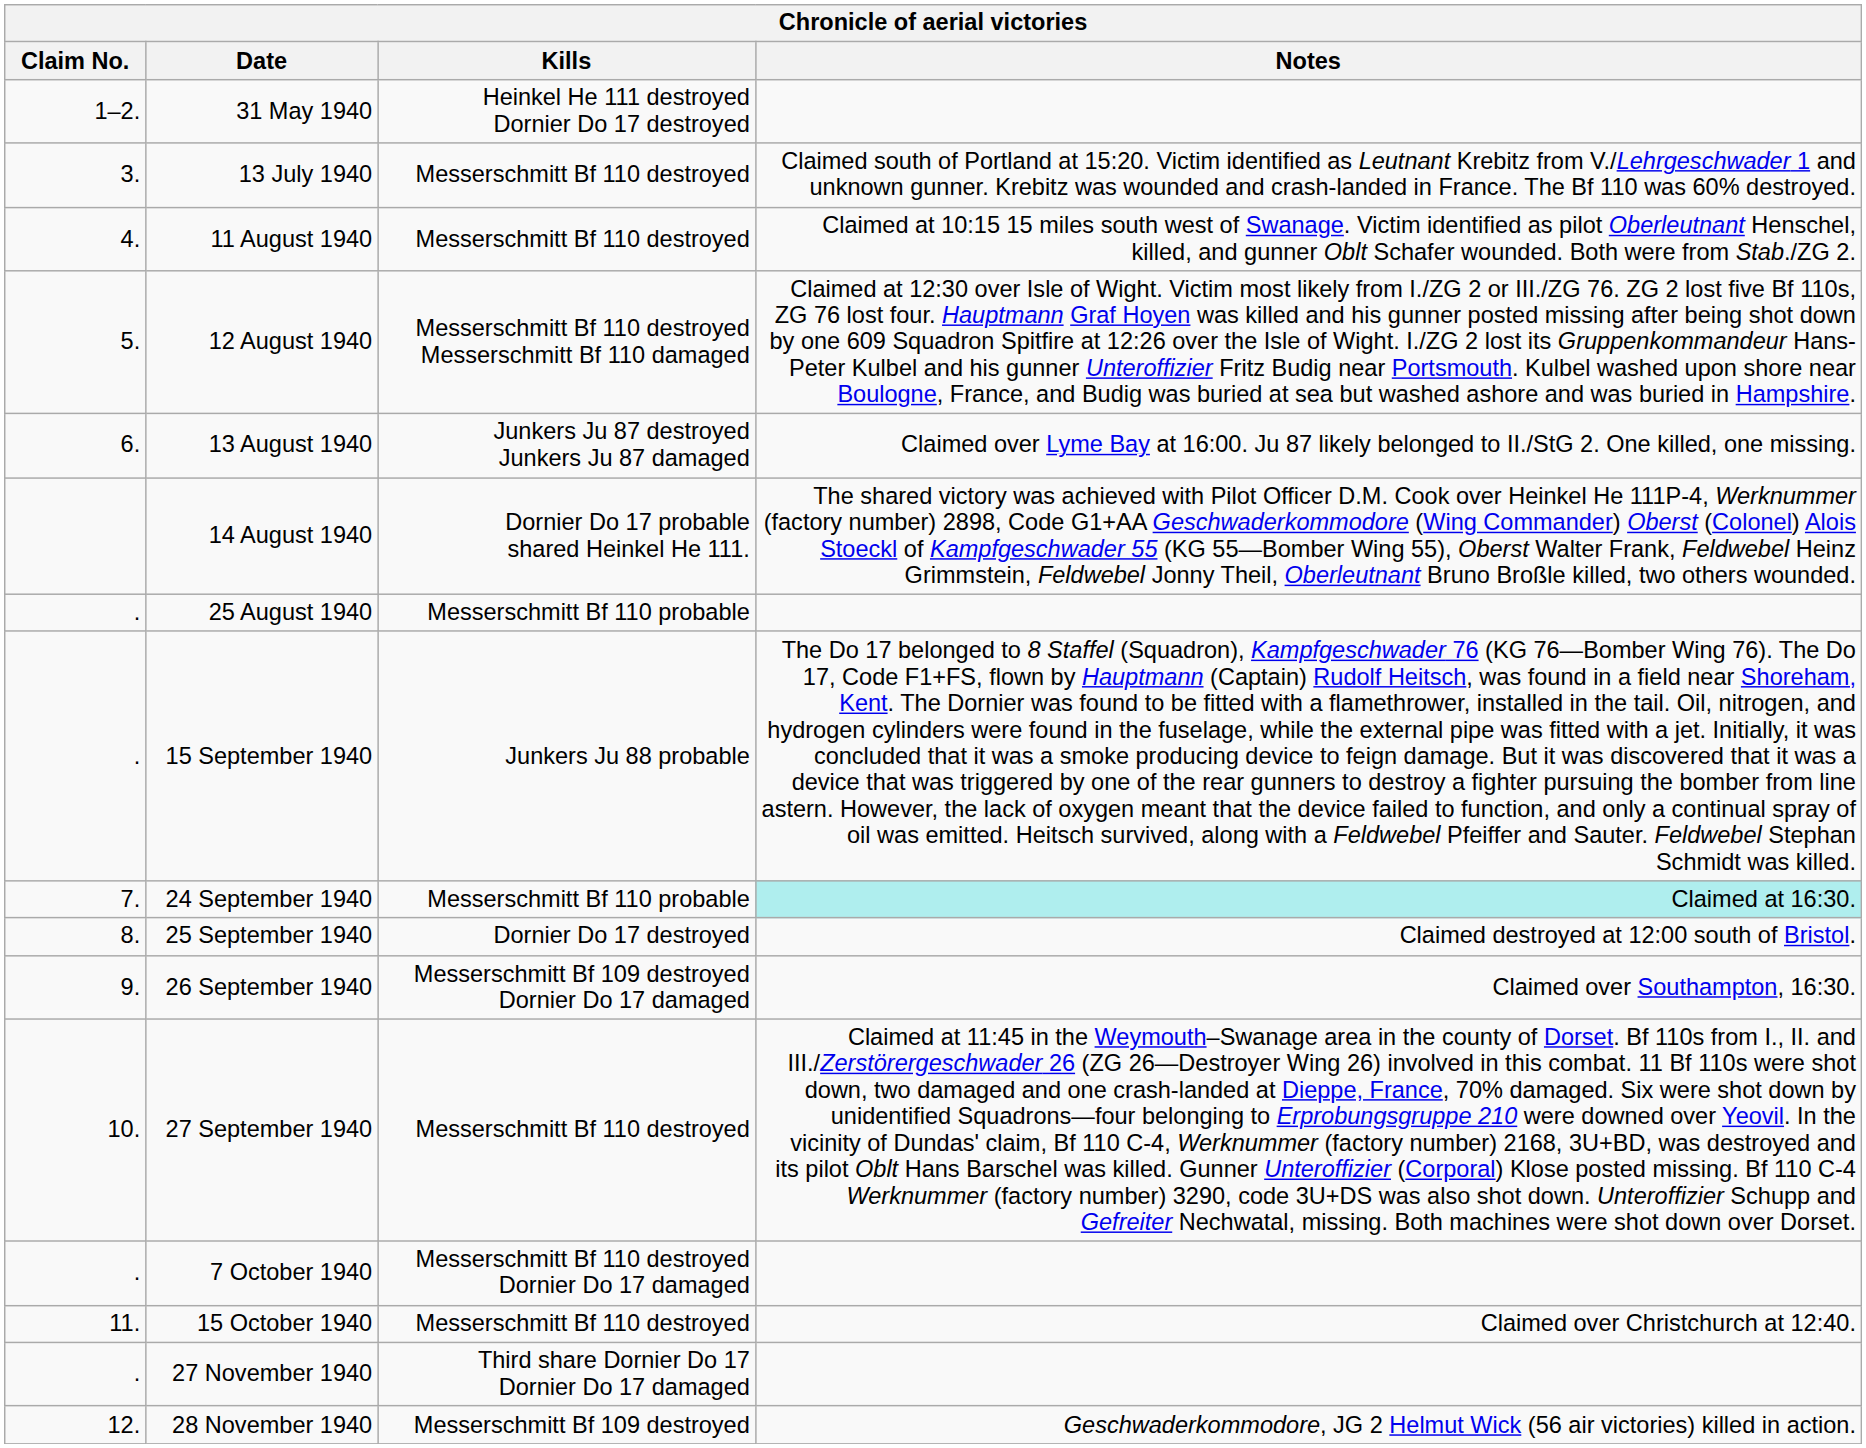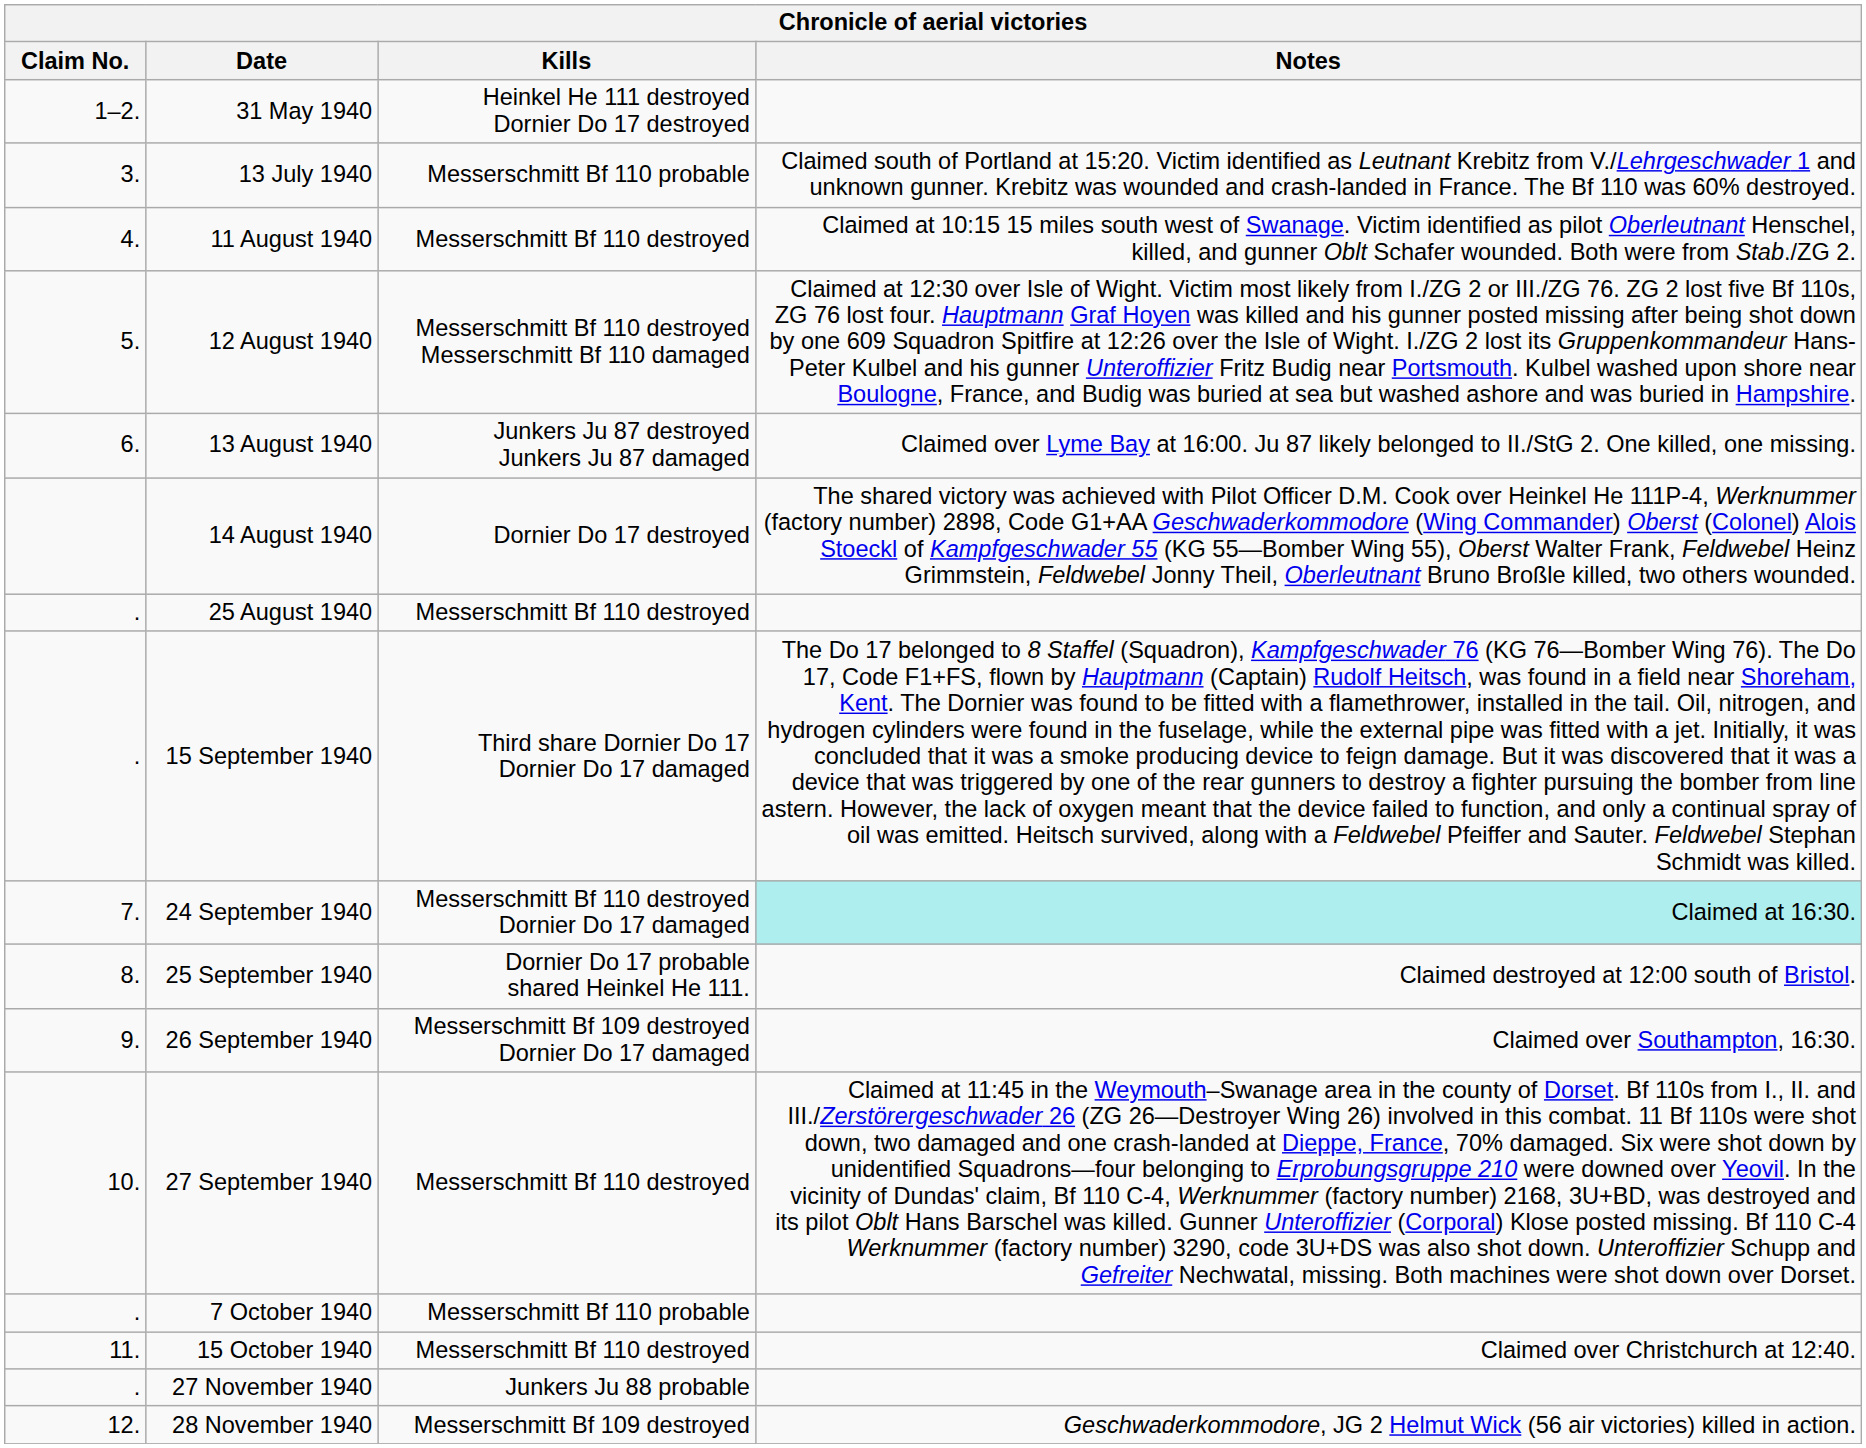(583, 174) Messerschmitt Bf 110 destroyed -> (589, 174) Messerschmitt Bf 110 probable
(628, 535) Dornier Do 17 probable shared Heinkel He 111. -> (622, 535) Dornier Do 17 destroyed
(589, 612) Messerschmitt Bf 110 probable -> (583, 612) Messerschmitt Bf 110 destroyed
(628, 755) Junkers Ju 88 probable -> (614, 755) Third share Dornier Do 17 Dornier Do 17 damaged
(589, 898) Messerschmitt Bf 110 probable -> (583, 912) Messerschmitt Bf 110 destroyed Dornier Do 17 damaged
(622, 936) Dornier Do 17 destroyed -> (628, 975) Dornier Do 17 probable shared Heinkel He 111.
(583, 1273) Messerschmitt Bf 110 destroyed Dornier Do 17 damaged -> (589, 1312) Messerschmitt Bf 110 probable
(614, 1374) Third share Dornier Do 17 Dornier Do 17 damaged -> (628, 1387) Junkers Ju 88 probable
